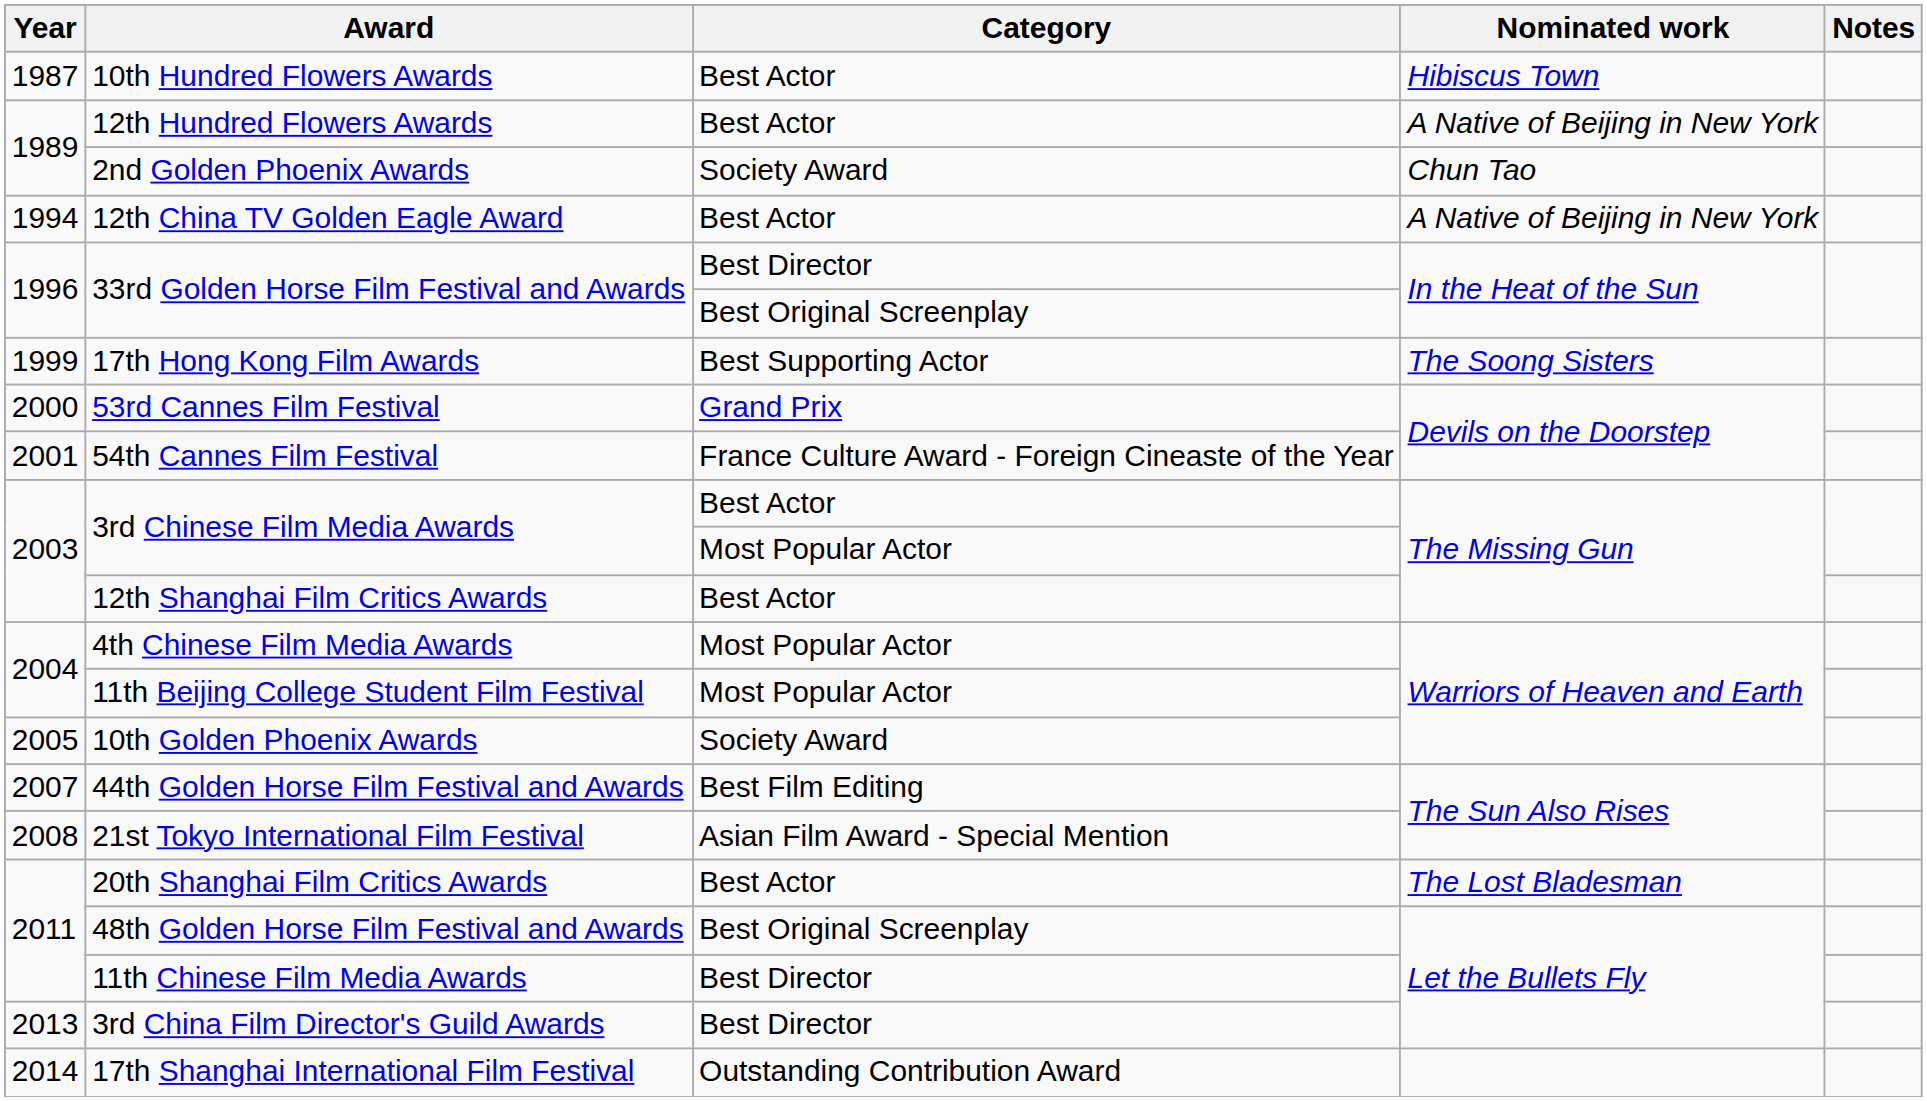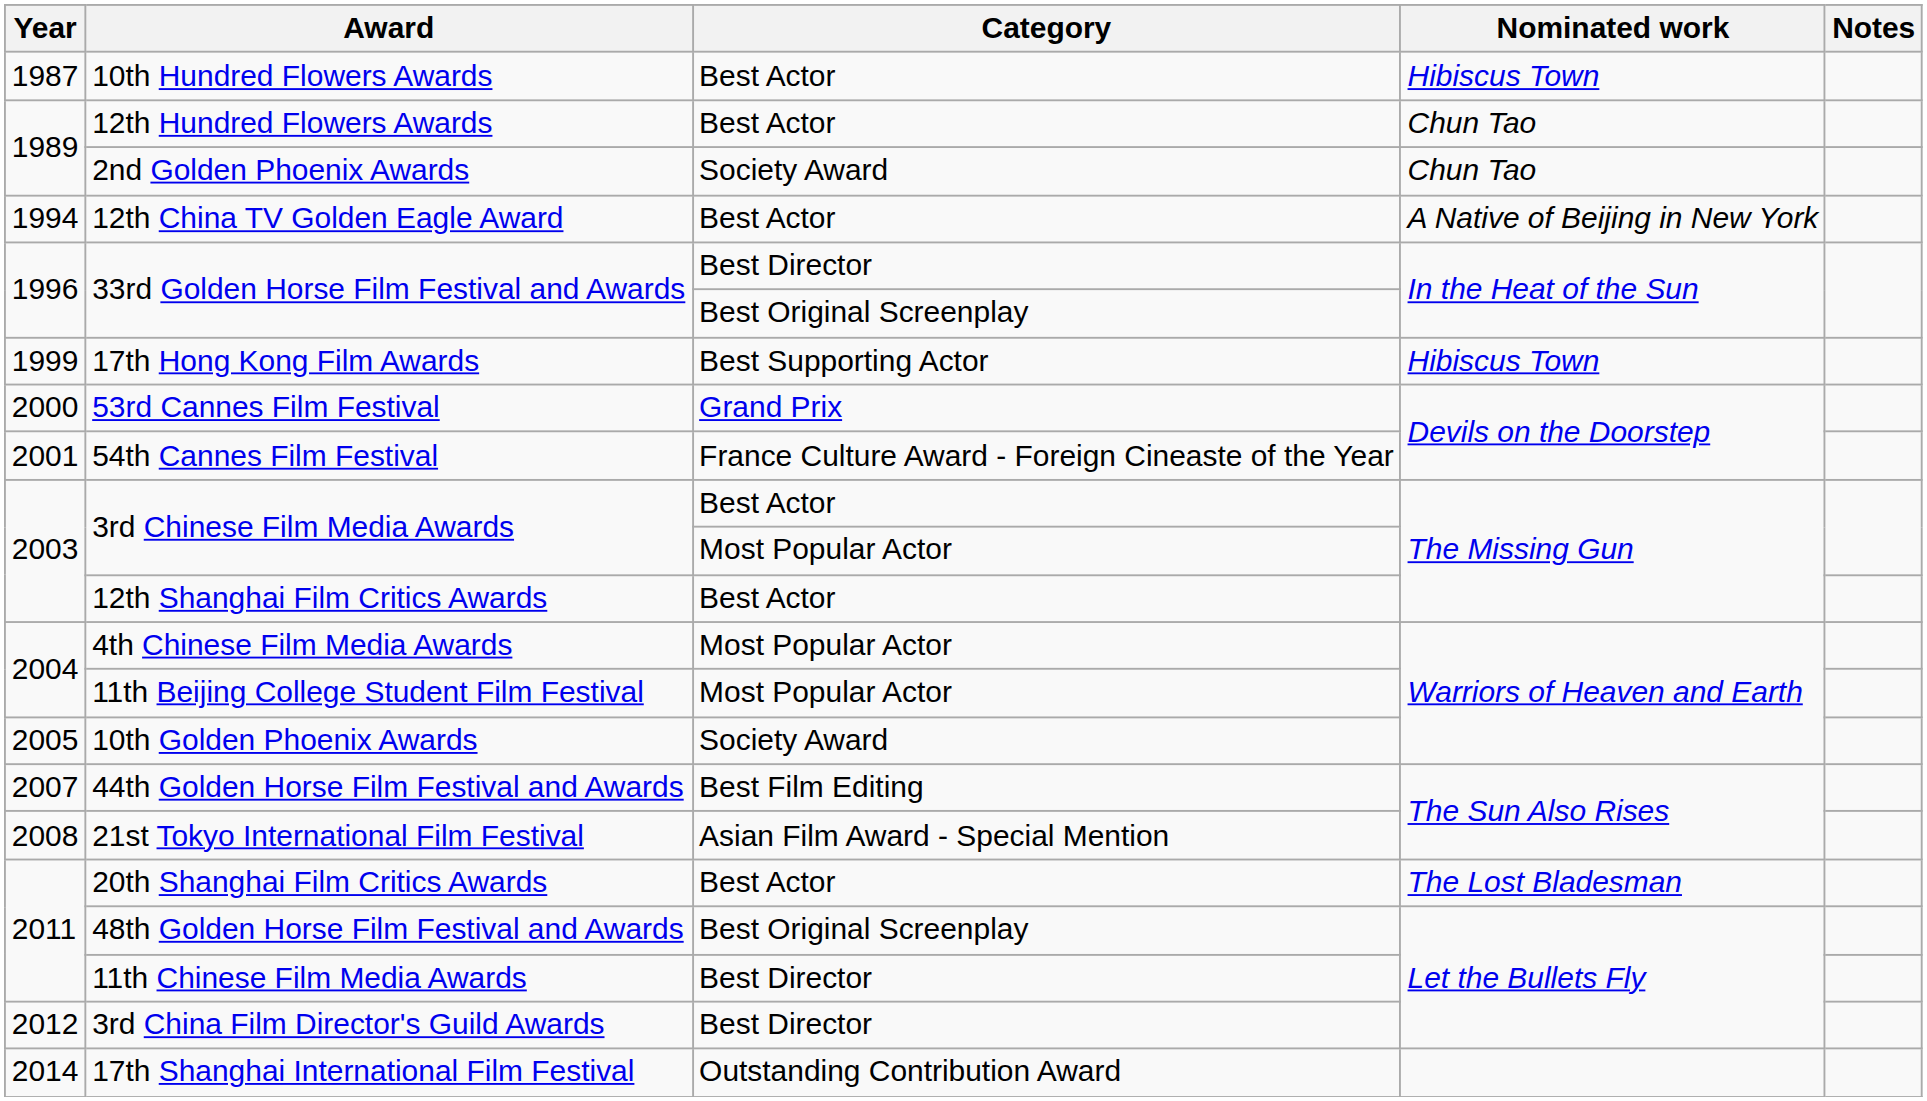(1613, 123) A Native of Beijing in New York -> (1472, 123) Chun Tao
(1531, 360) The Soong Sisters -> (1503, 360) Hibiscus Town
(45, 1024) 2013 -> (45, 1024) 2012
